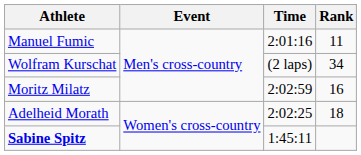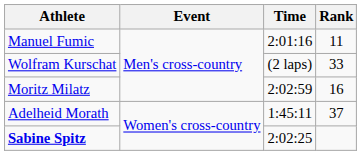(336, 65) 34 -> (336, 65) 33
(290, 113) 2:02:25 -> (290, 113) 1:45:11
(336, 113) 18 -> (336, 113) 37
(290, 138) 1:45:11 -> (290, 138) 2:02:25
